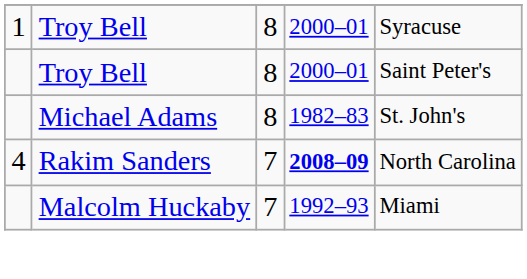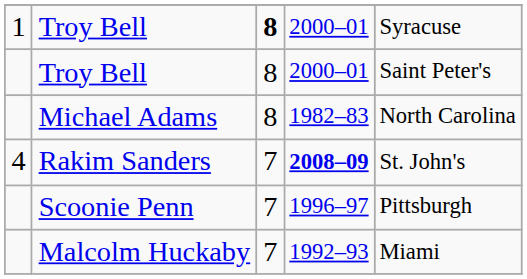(270, 26) normal -> (270, 26) bold
(422, 116) St. John's -> (448, 116) North Carolina
(448, 161) North Carolina -> (422, 161) St. John's
+ row: (18, 207)
